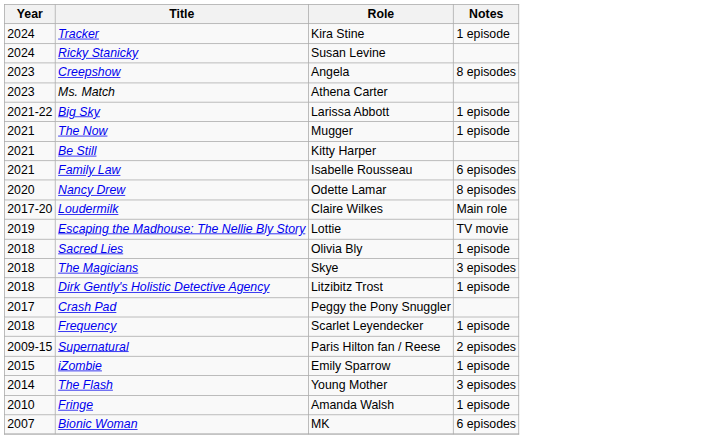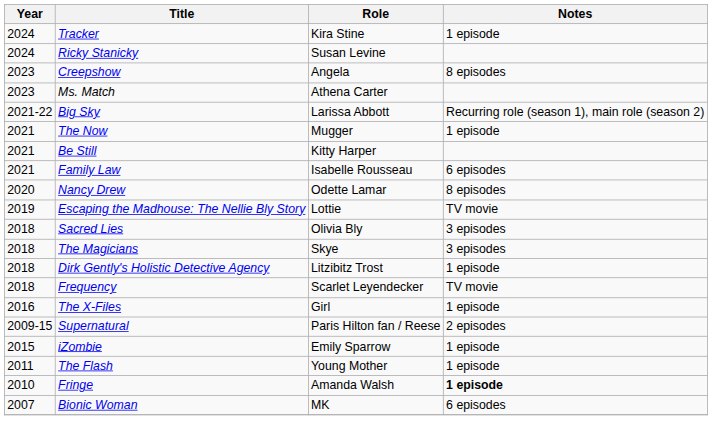(483, 111) 1 episode -> (575, 111) Recurring role (season 1), main role (season 2)
- row: (88, 209)
(483, 248) 1 episode -> (476, 229) 3 episodes
- row: (87, 307)
(483, 326) 1 episode -> (472, 287) TV movie
+ row: (90, 307)
(21, 385) 2014 -> (20, 365) 2011
(486, 385) 3 episodes -> (473, 365) 1 episode
(483, 405) normal -> (475, 385) bold
